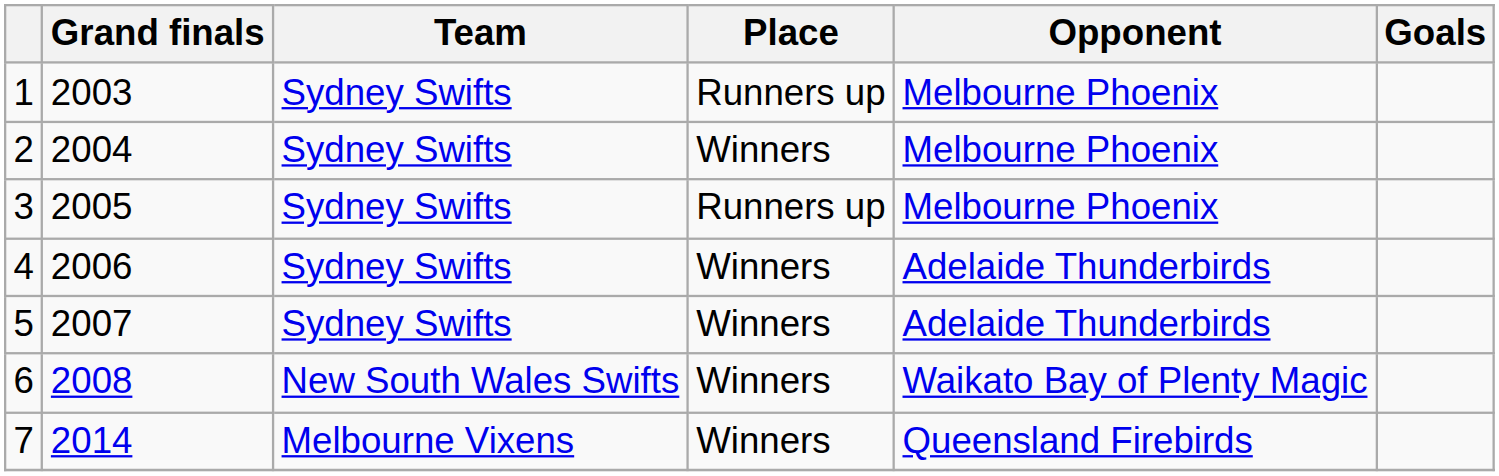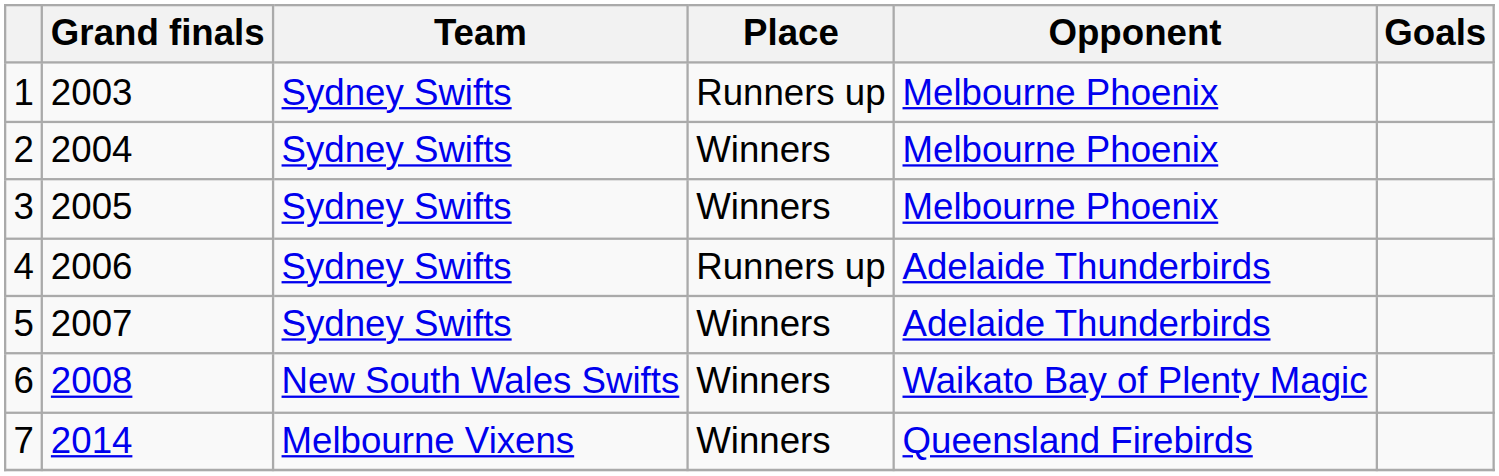(791, 207) Runners up -> (763, 207) Winners
(763, 265) Winners -> (791, 265) Runners up
